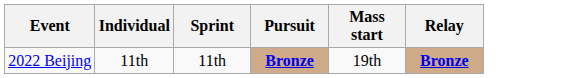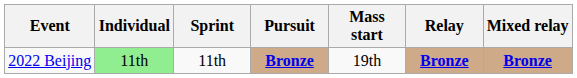+ column: (528, 26)
(134, 60) no background -> (134, 60) lightgreen background
